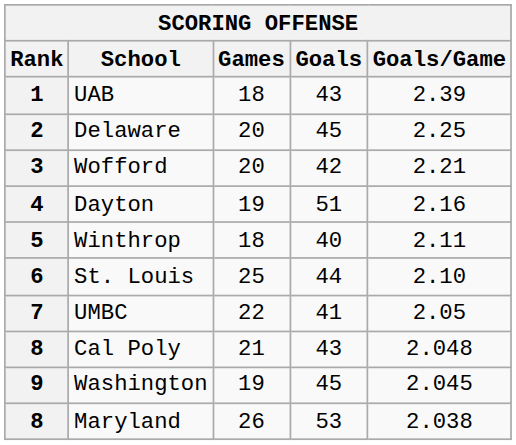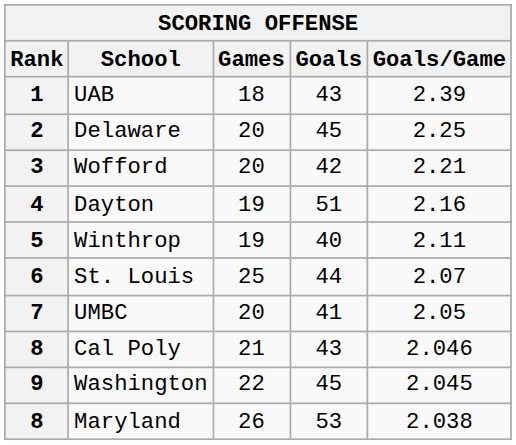(251, 240) 18 -> (251, 240) 19
(439, 277) 2.10 -> (439, 277) 2.07
(251, 313) 22 -> (251, 313) 20
(439, 349) 2.048 -> (439, 349) 2.046
(251, 385) 19 -> (251, 385) 22
